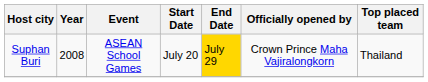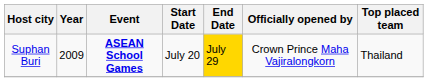(72, 55) 2008 -> (72, 55) 2009
(124, 55) normal -> (124, 55) bold
